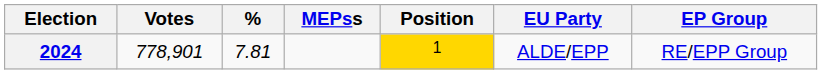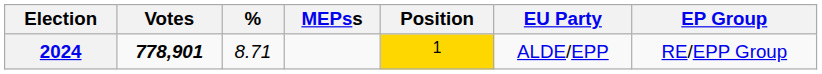(169, 51) normal -> (169, 51) bold
(253, 51) 7.81 -> (253, 51) 8.71
